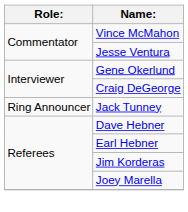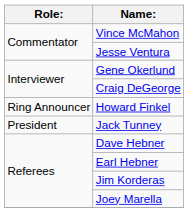+ row: (133, 107)
(49, 107) Ring Announcer -> (32, 125) President
